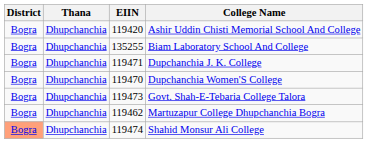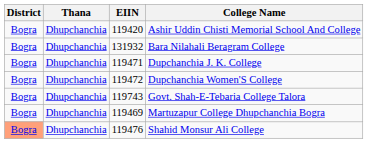+ row: (216, 46)
- row: (228, 46)
(127, 79) 119470 -> (127, 79) 119472
(127, 96) 119473 -> (127, 96) 119743
(127, 113) 119462 -> (127, 113) 119469
(127, 130) 119474 -> (127, 130) 119476
